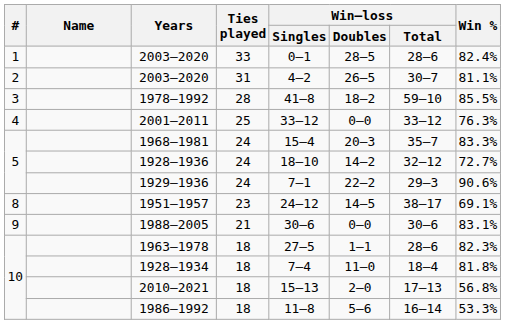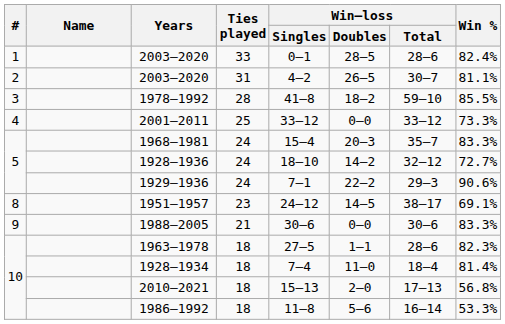(478, 120) 76.3% -> (478, 120) 73.3%
(478, 225) 83.1% -> (478, 225) 83.3%
(478, 267) 81.8% -> (478, 267) 81.4%
